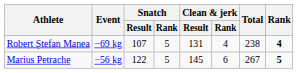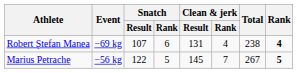(167, 44) 5 -> (167, 44) 6
(226, 60) 6 -> (226, 60) 7
